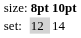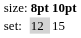(59, 25) 14 -> (59, 25) 15
